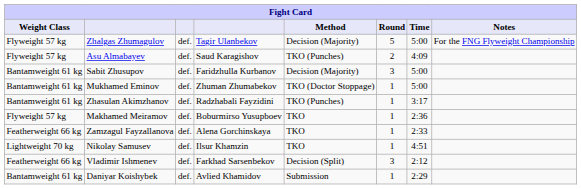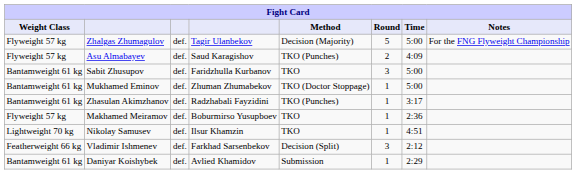(322, 71) Decision (Majority) -> (290, 71) TKO
- row: (130, 131)
